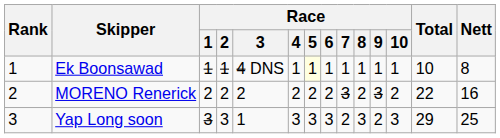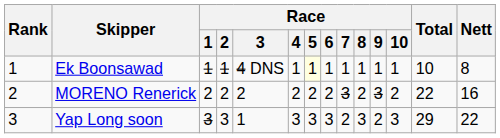(469, 119) 25 -> (469, 119) 22
